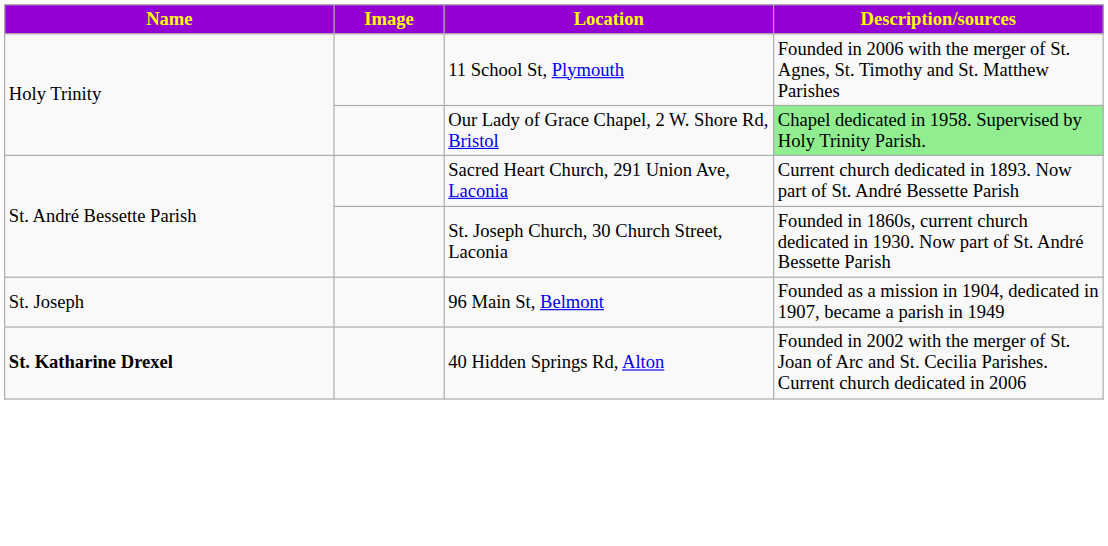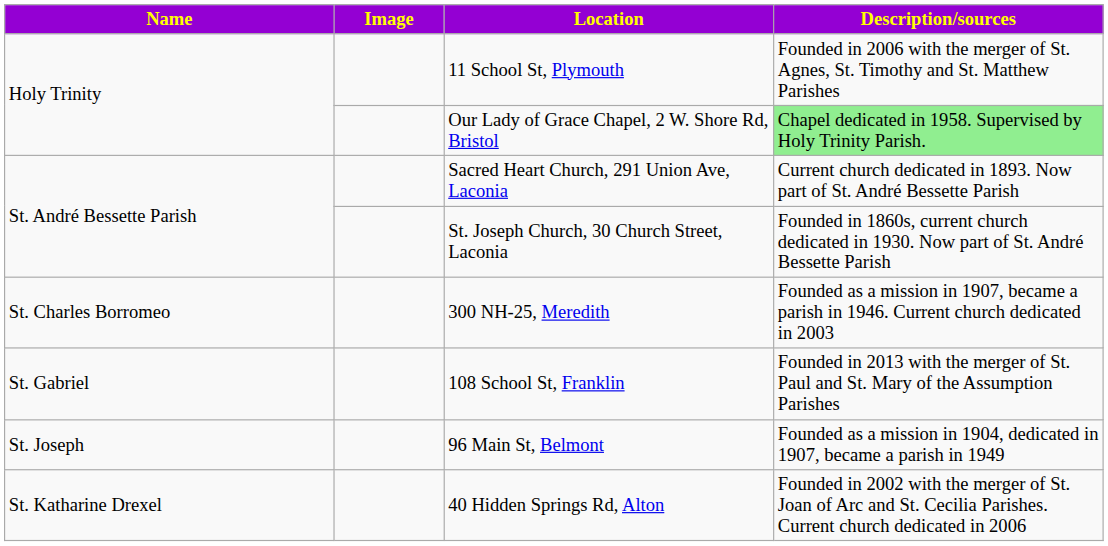+ row: (529, 312)
+ row: (536, 383)
(91, 362) bold -> (85, 505) normal
